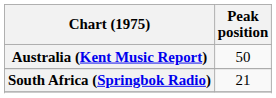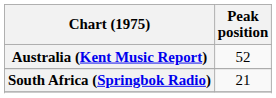(243, 56) 50 -> (243, 56) 52
